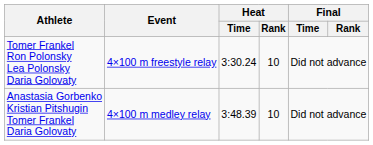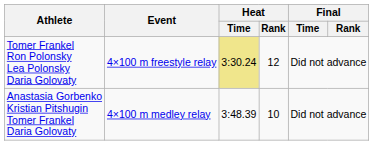(239, 63) no background -> (239, 63) khaki background
(273, 63) 10 -> (273, 63) 12
